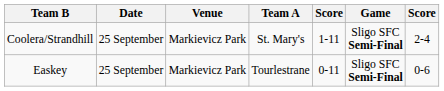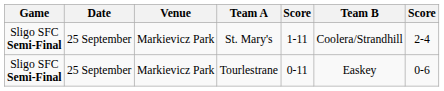columns swapped: (375, 13) <-> (50, 13)
